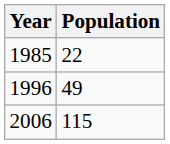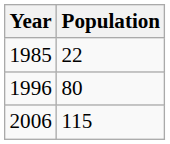(72, 88) 49 -> (72, 88) 80
